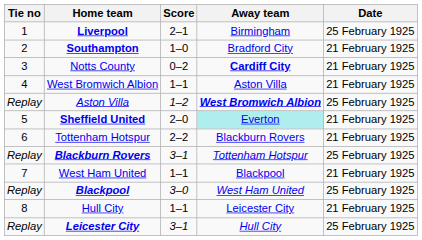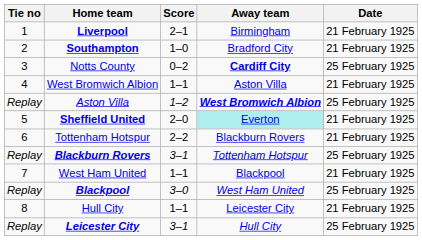(370, 31) 25 February 1925 -> (370, 31) 21 February 1925
(370, 66) 21 February 1925 -> (370, 66) 25 February 1925
